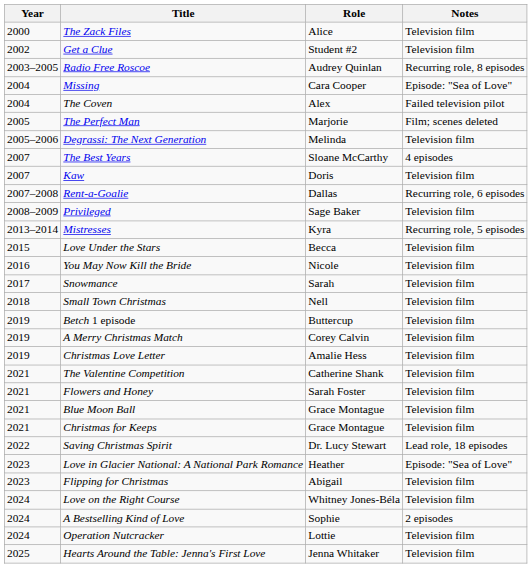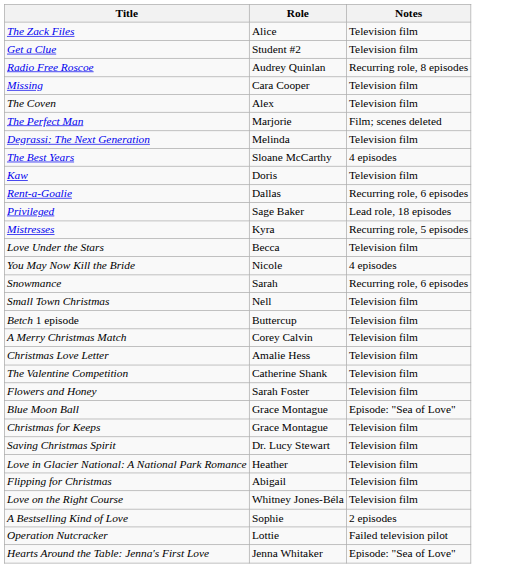- column: (33, 13)
(459, 85) Episode: "Sea of Love" -> (383, 85) Television film
(455, 103) Failed television pilot -> (383, 103) Television film
(440, 211) Television film -> (400, 211) Lead role, 18 episodes
(440, 265) Television film -> (373, 265) 4 episodes
(440, 283) Television film -> (409, 283) Recurring role, 6 episodes
(440, 409) Television film -> (402, 409) Episode: "Sea of Love"
(456, 445) Lead role, 18 episodes -> (383, 445) Television film
(459, 463) Episode: "Sea of Love" -> (383, 463) Television film
(440, 535) Television film -> (398, 535) Failed television pilot
(440, 553) Television film -> (402, 553) Episode: "Sea of Love"
